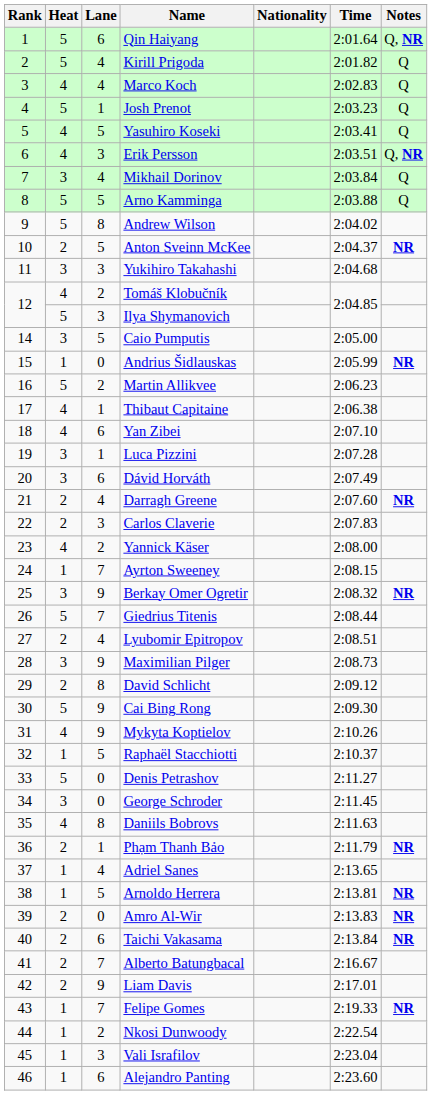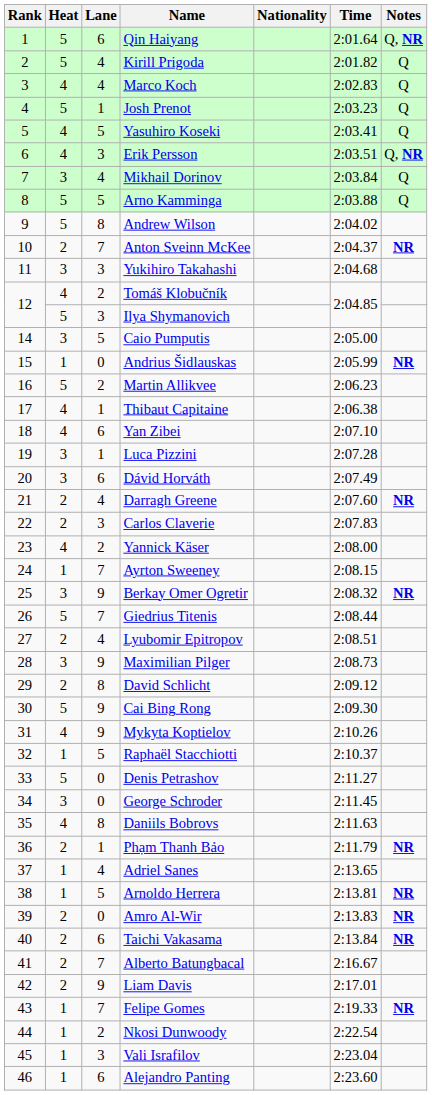(101, 246) 5 -> (101, 246) 7
